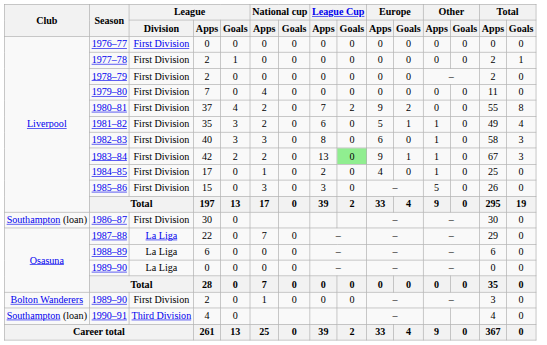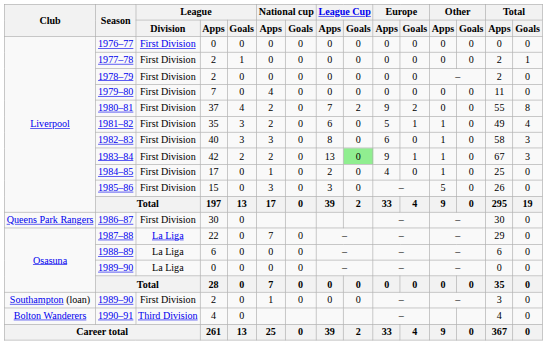(47, 220) Southampton (loan) -> (50, 220) Queens Park Rangers
(47, 300) Bolton Wanderers -> (50, 300) Southampton (loan)
(47, 316) Southampton (loan) -> (50, 316) Bolton Wanderers
